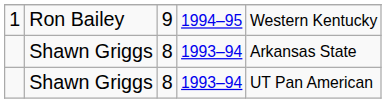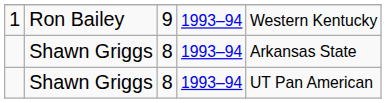(212, 20) 1994–95 -> (212, 20) 1993–94
